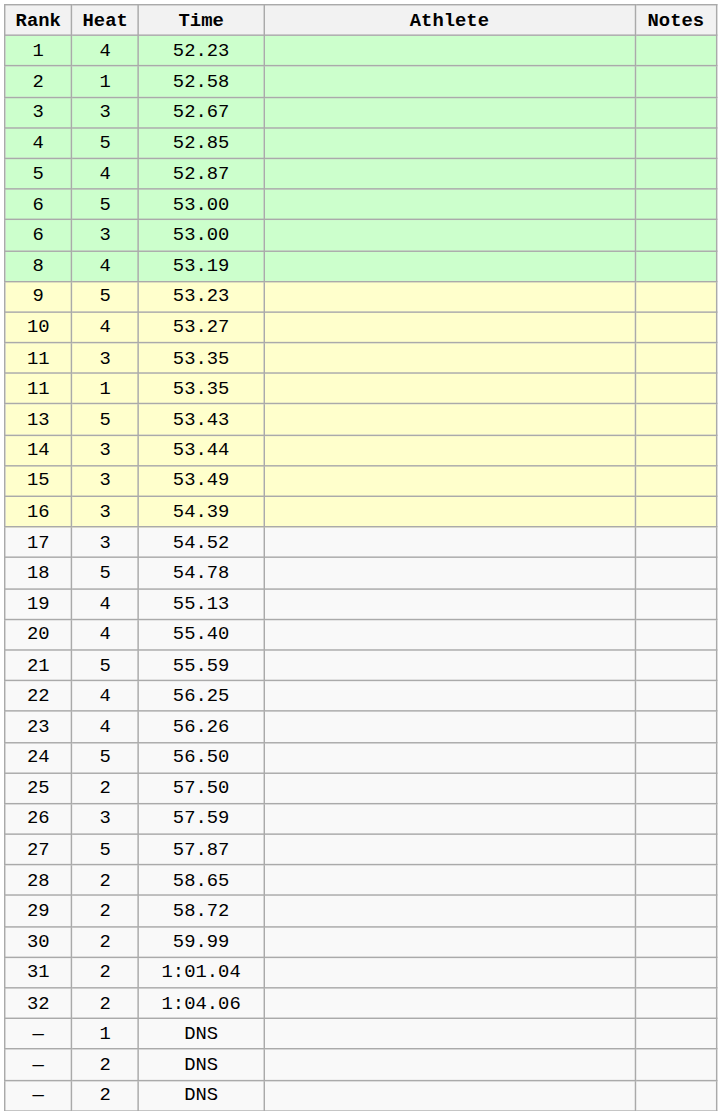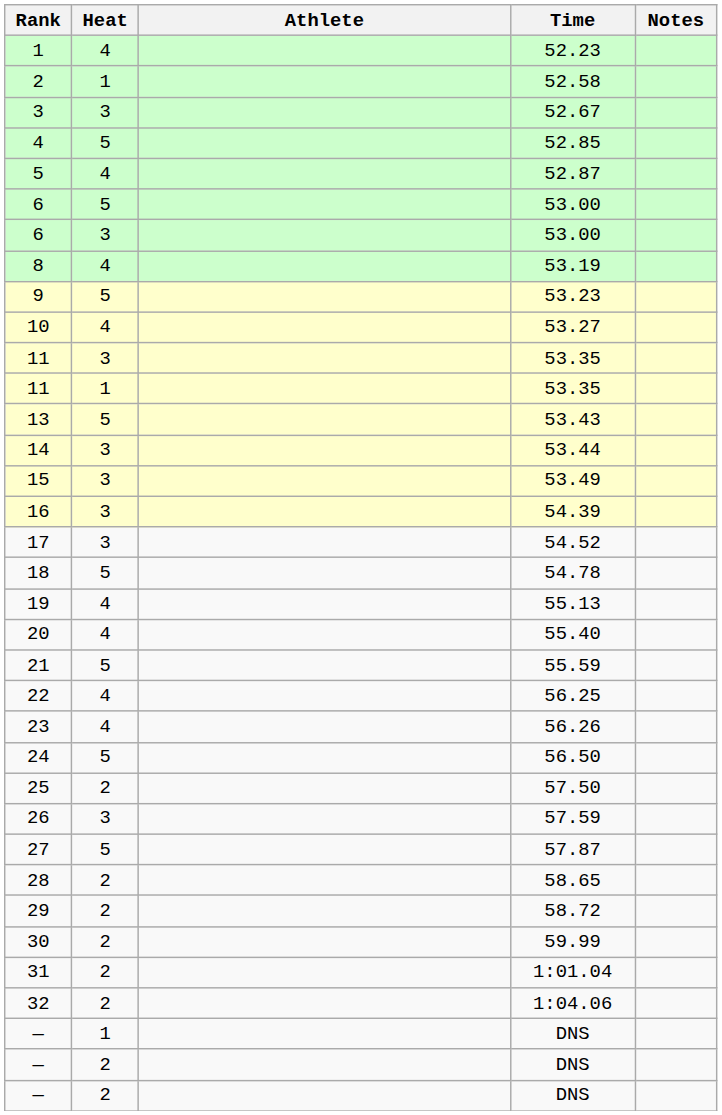columns swapped: (449, 20) <-> (201, 20)
